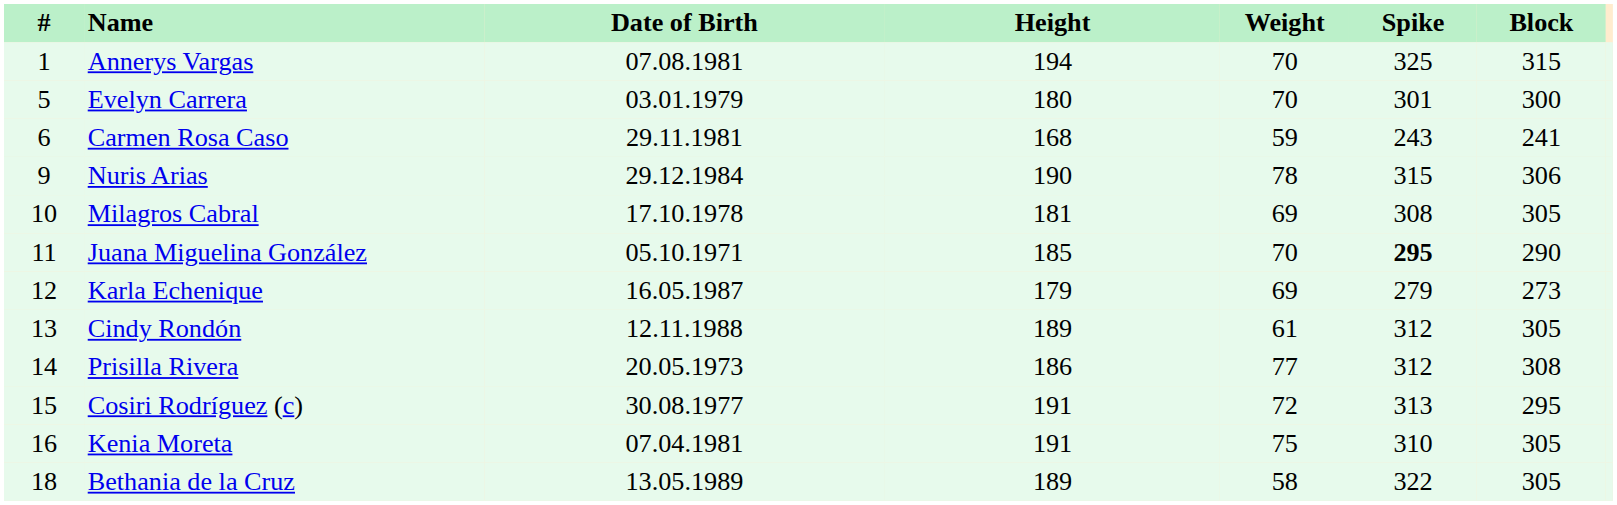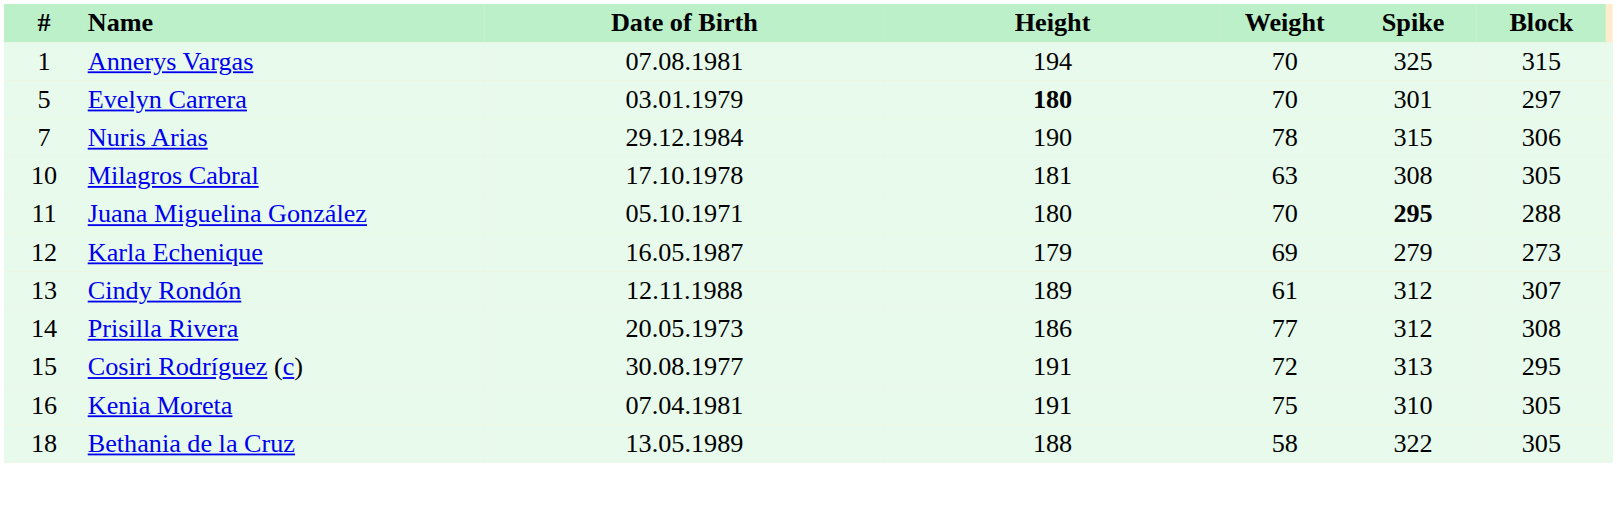(1053, 99) normal -> (1053, 99) bold
(1541, 99) 300 -> (1541, 99) 297
- row: (188, 137)
(44, 175) 9 -> (44, 137) 7
(1285, 213) 69 -> (1285, 175) 63
(1053, 252) 185 -> (1053, 213) 180
(1541, 252) 290 -> (1541, 213) 288
(1541, 328) 305 -> (1541, 290) 307
(1053, 481) 189 -> (1053, 443) 188
